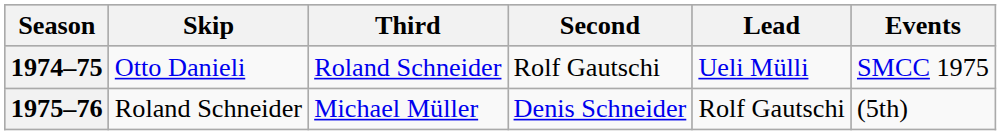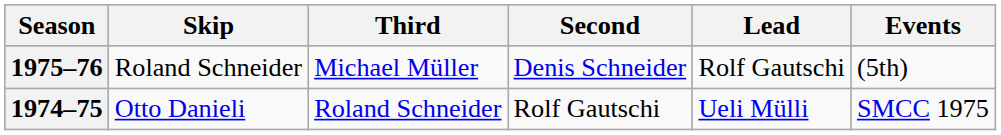rows swapped: (57, 66) <-> (57, 108)
